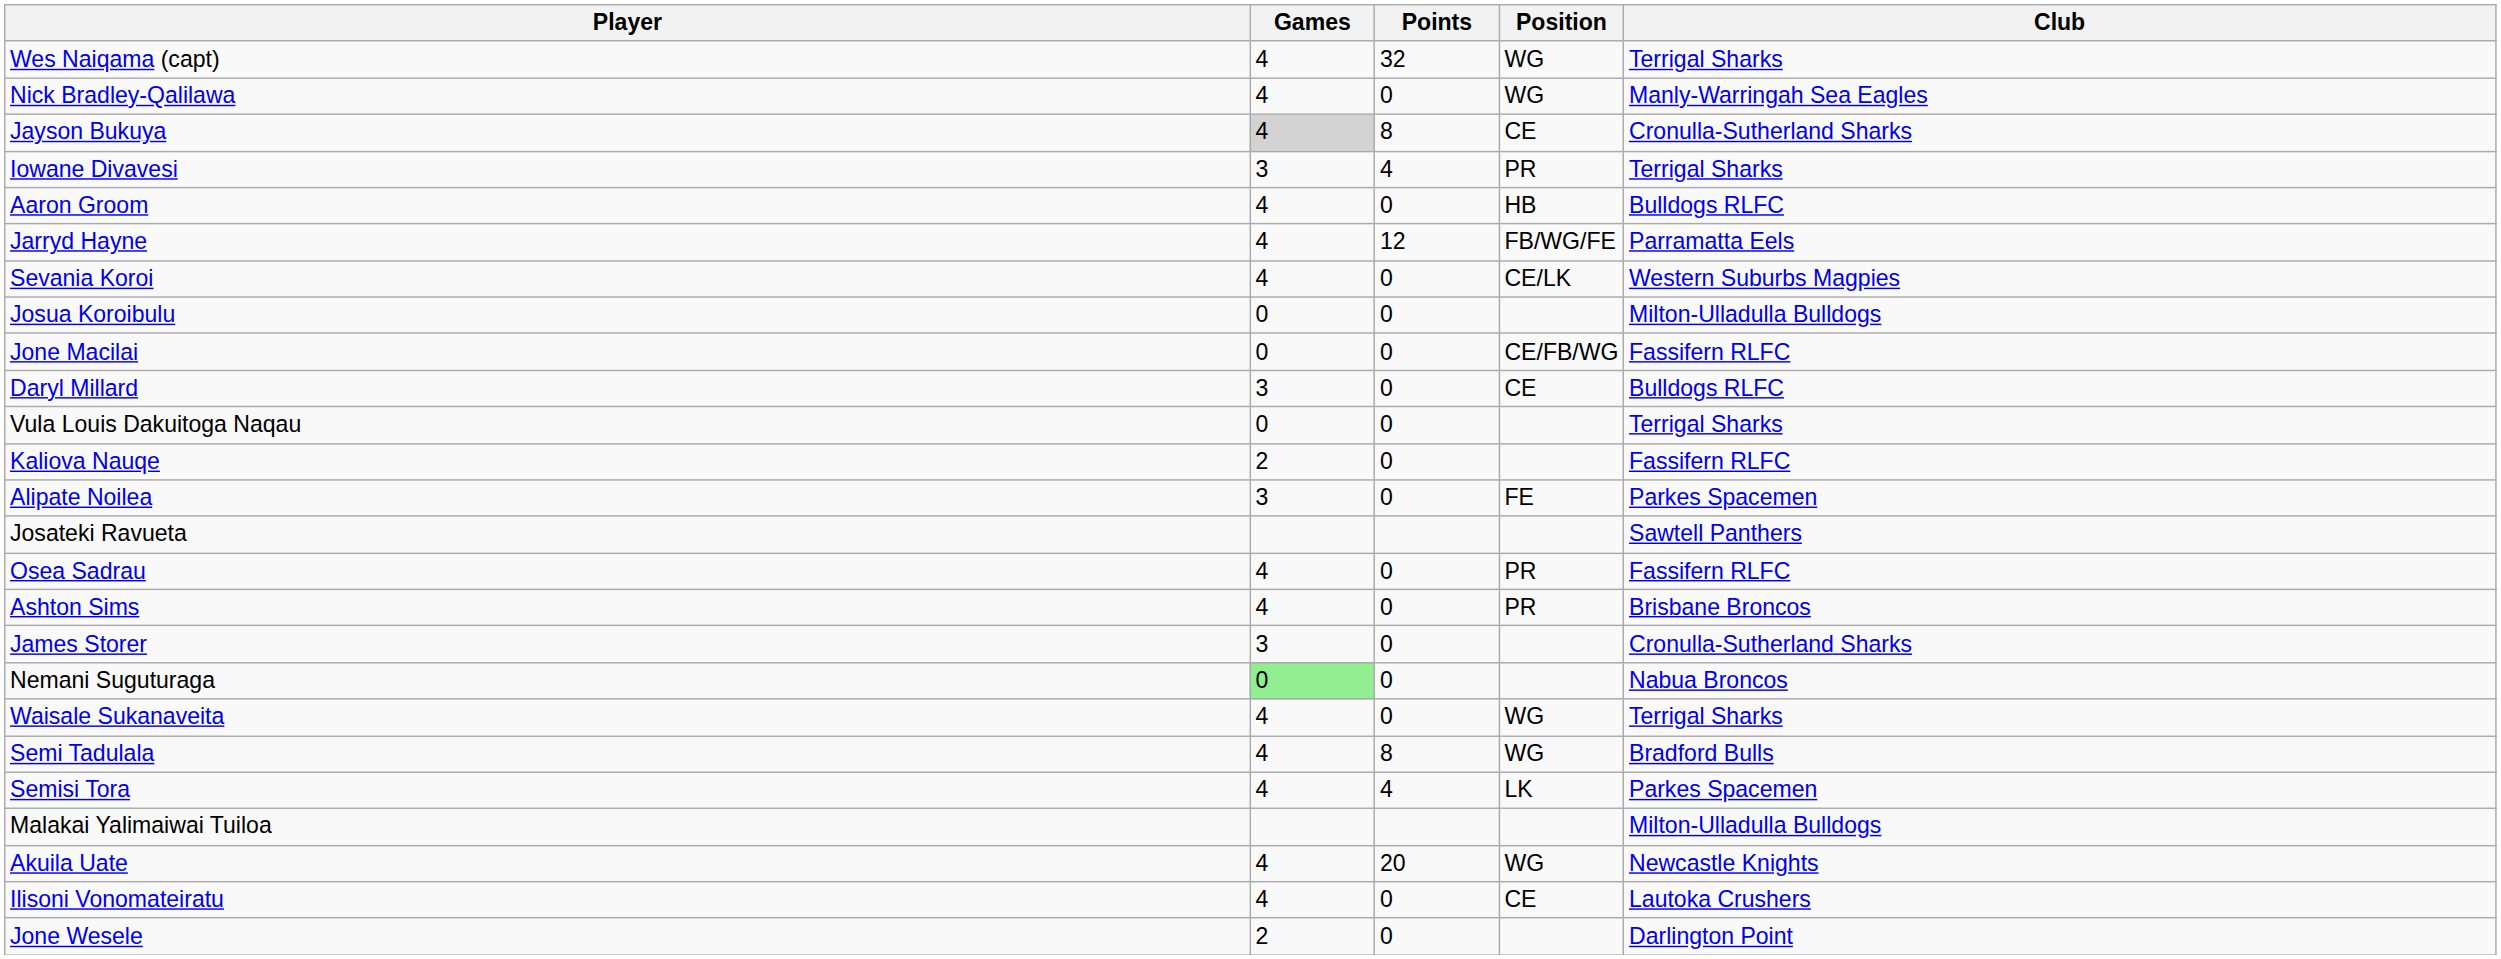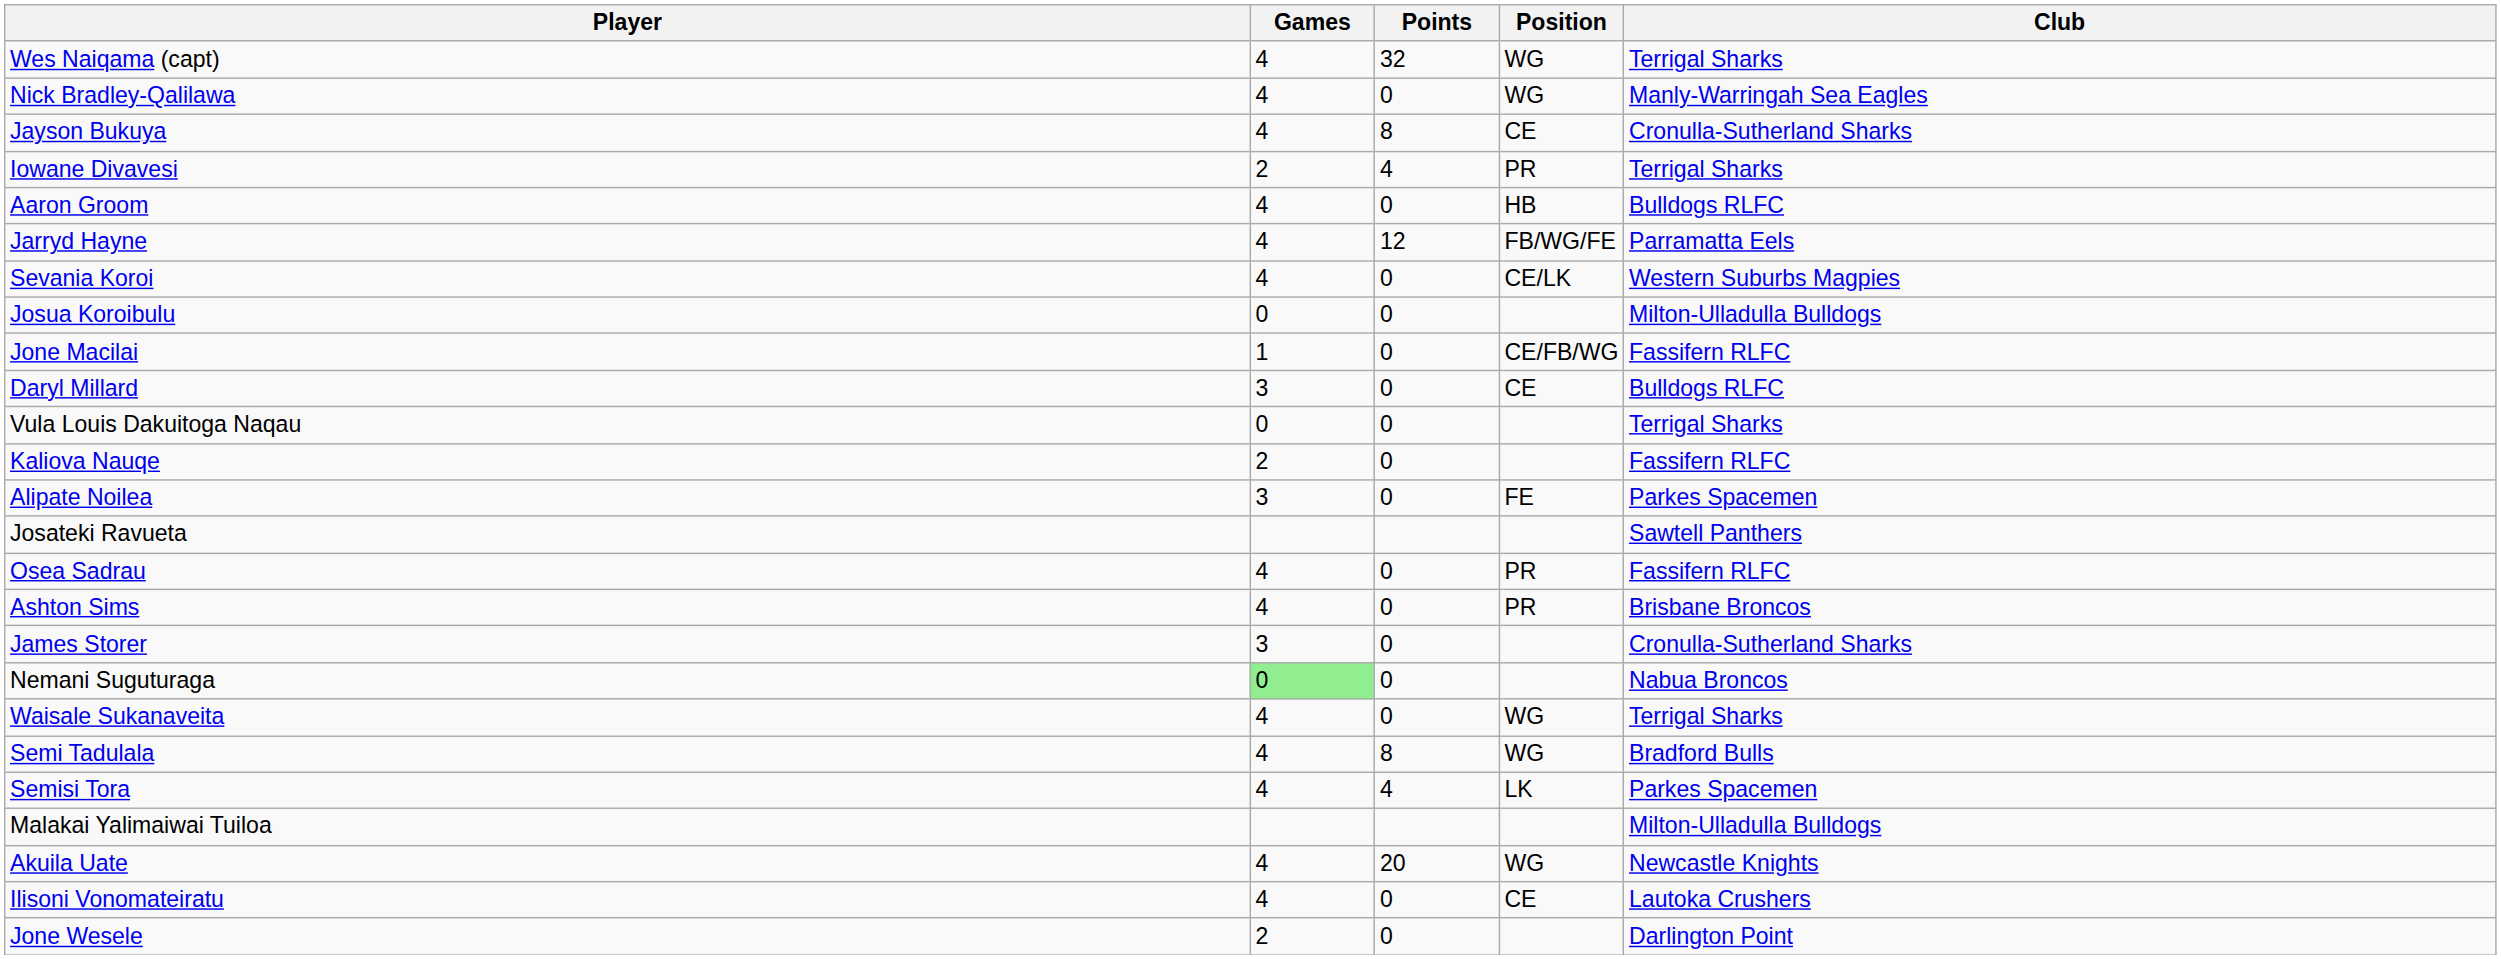(1262, 132) lightgrey background -> (1262, 132) no background
(1262, 168) 3 -> (1262, 168) 2
(1262, 351) 0 -> (1262, 351) 1
